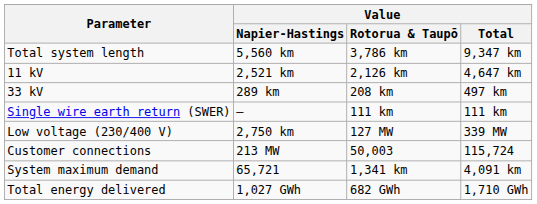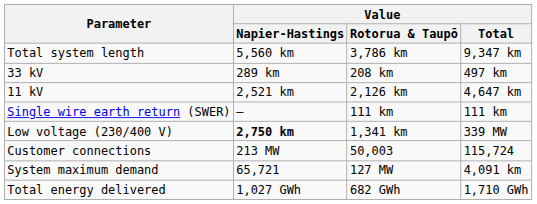rows swapped: (25, 92) <-> (25, 73)
(265, 131) normal -> (265, 131) bold
(372, 131) 127 MW -> (379, 131) 1,341 km
(379, 170) 1,341 km -> (372, 170) 127 MW
